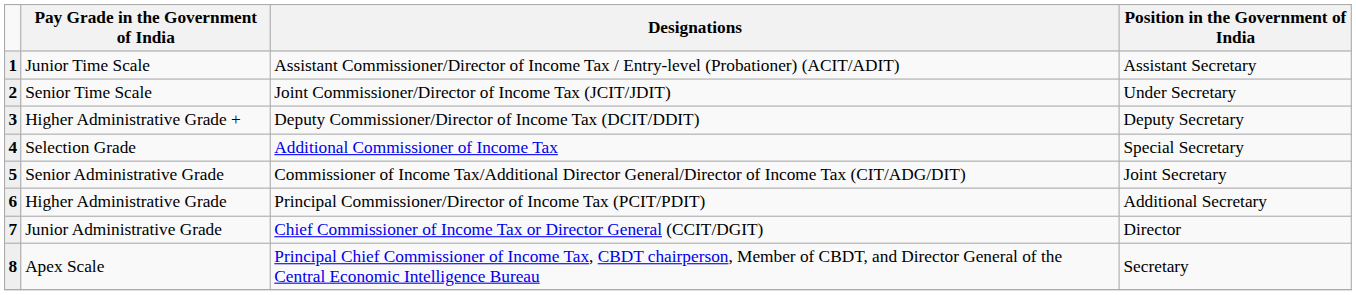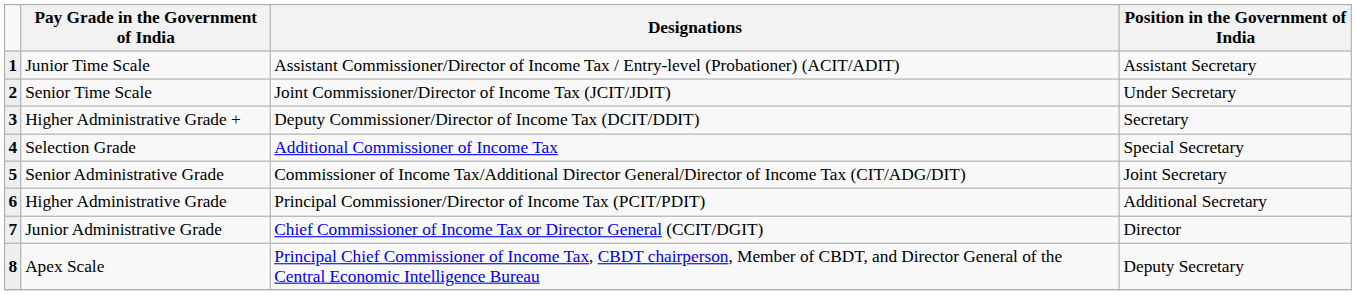(1184, 119) Deputy Secretary -> (1156, 119) Secretary
(1156, 266) Secretary -> (1184, 266) Deputy Secretary
